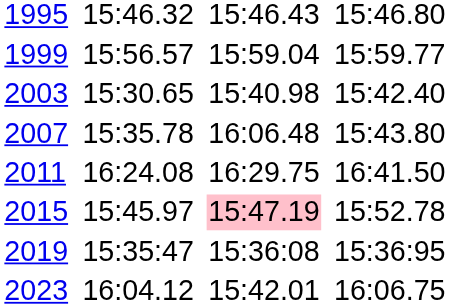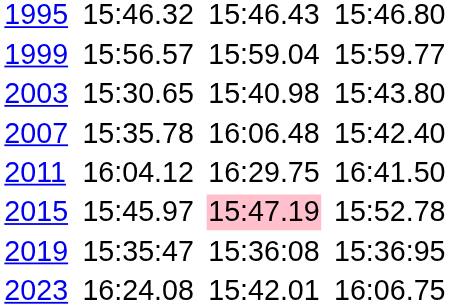(390, 93) 15:42.40 -> (390, 93) 15:43.80
(390, 133) 15:43.80 -> (390, 133) 15:42.40
(138, 172) 16:24.08 -> (138, 172) 16:04.12
(138, 290) 16:04.12 -> (138, 290) 16:24.08
